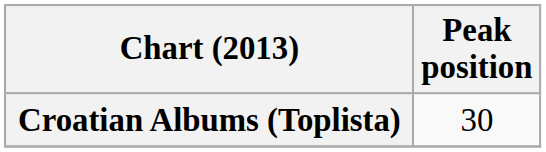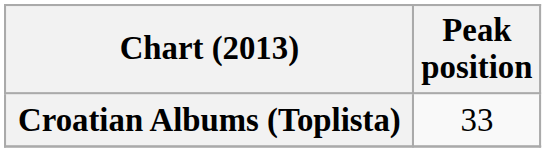(477, 119) 30 -> (477, 119) 33
